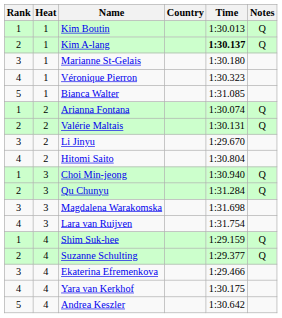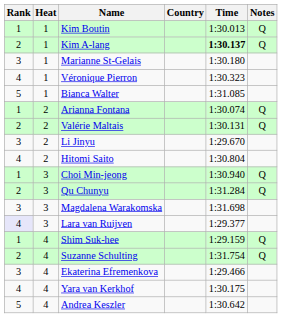(19, 223) no background -> (19, 223) lavender background
(227, 223) 1:31.754 -> (227, 223) 1:29.377
(227, 256) 1:29.377 -> (227, 256) 1:31.754
